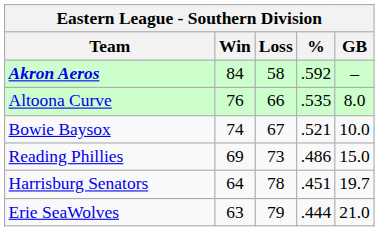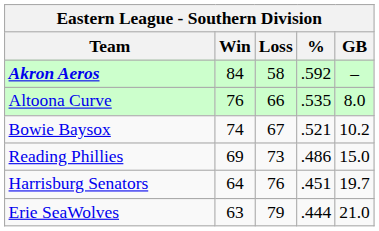(355, 128) 10.0 -> (355, 128) 10.2
(276, 184) 78 -> (276, 184) 76
